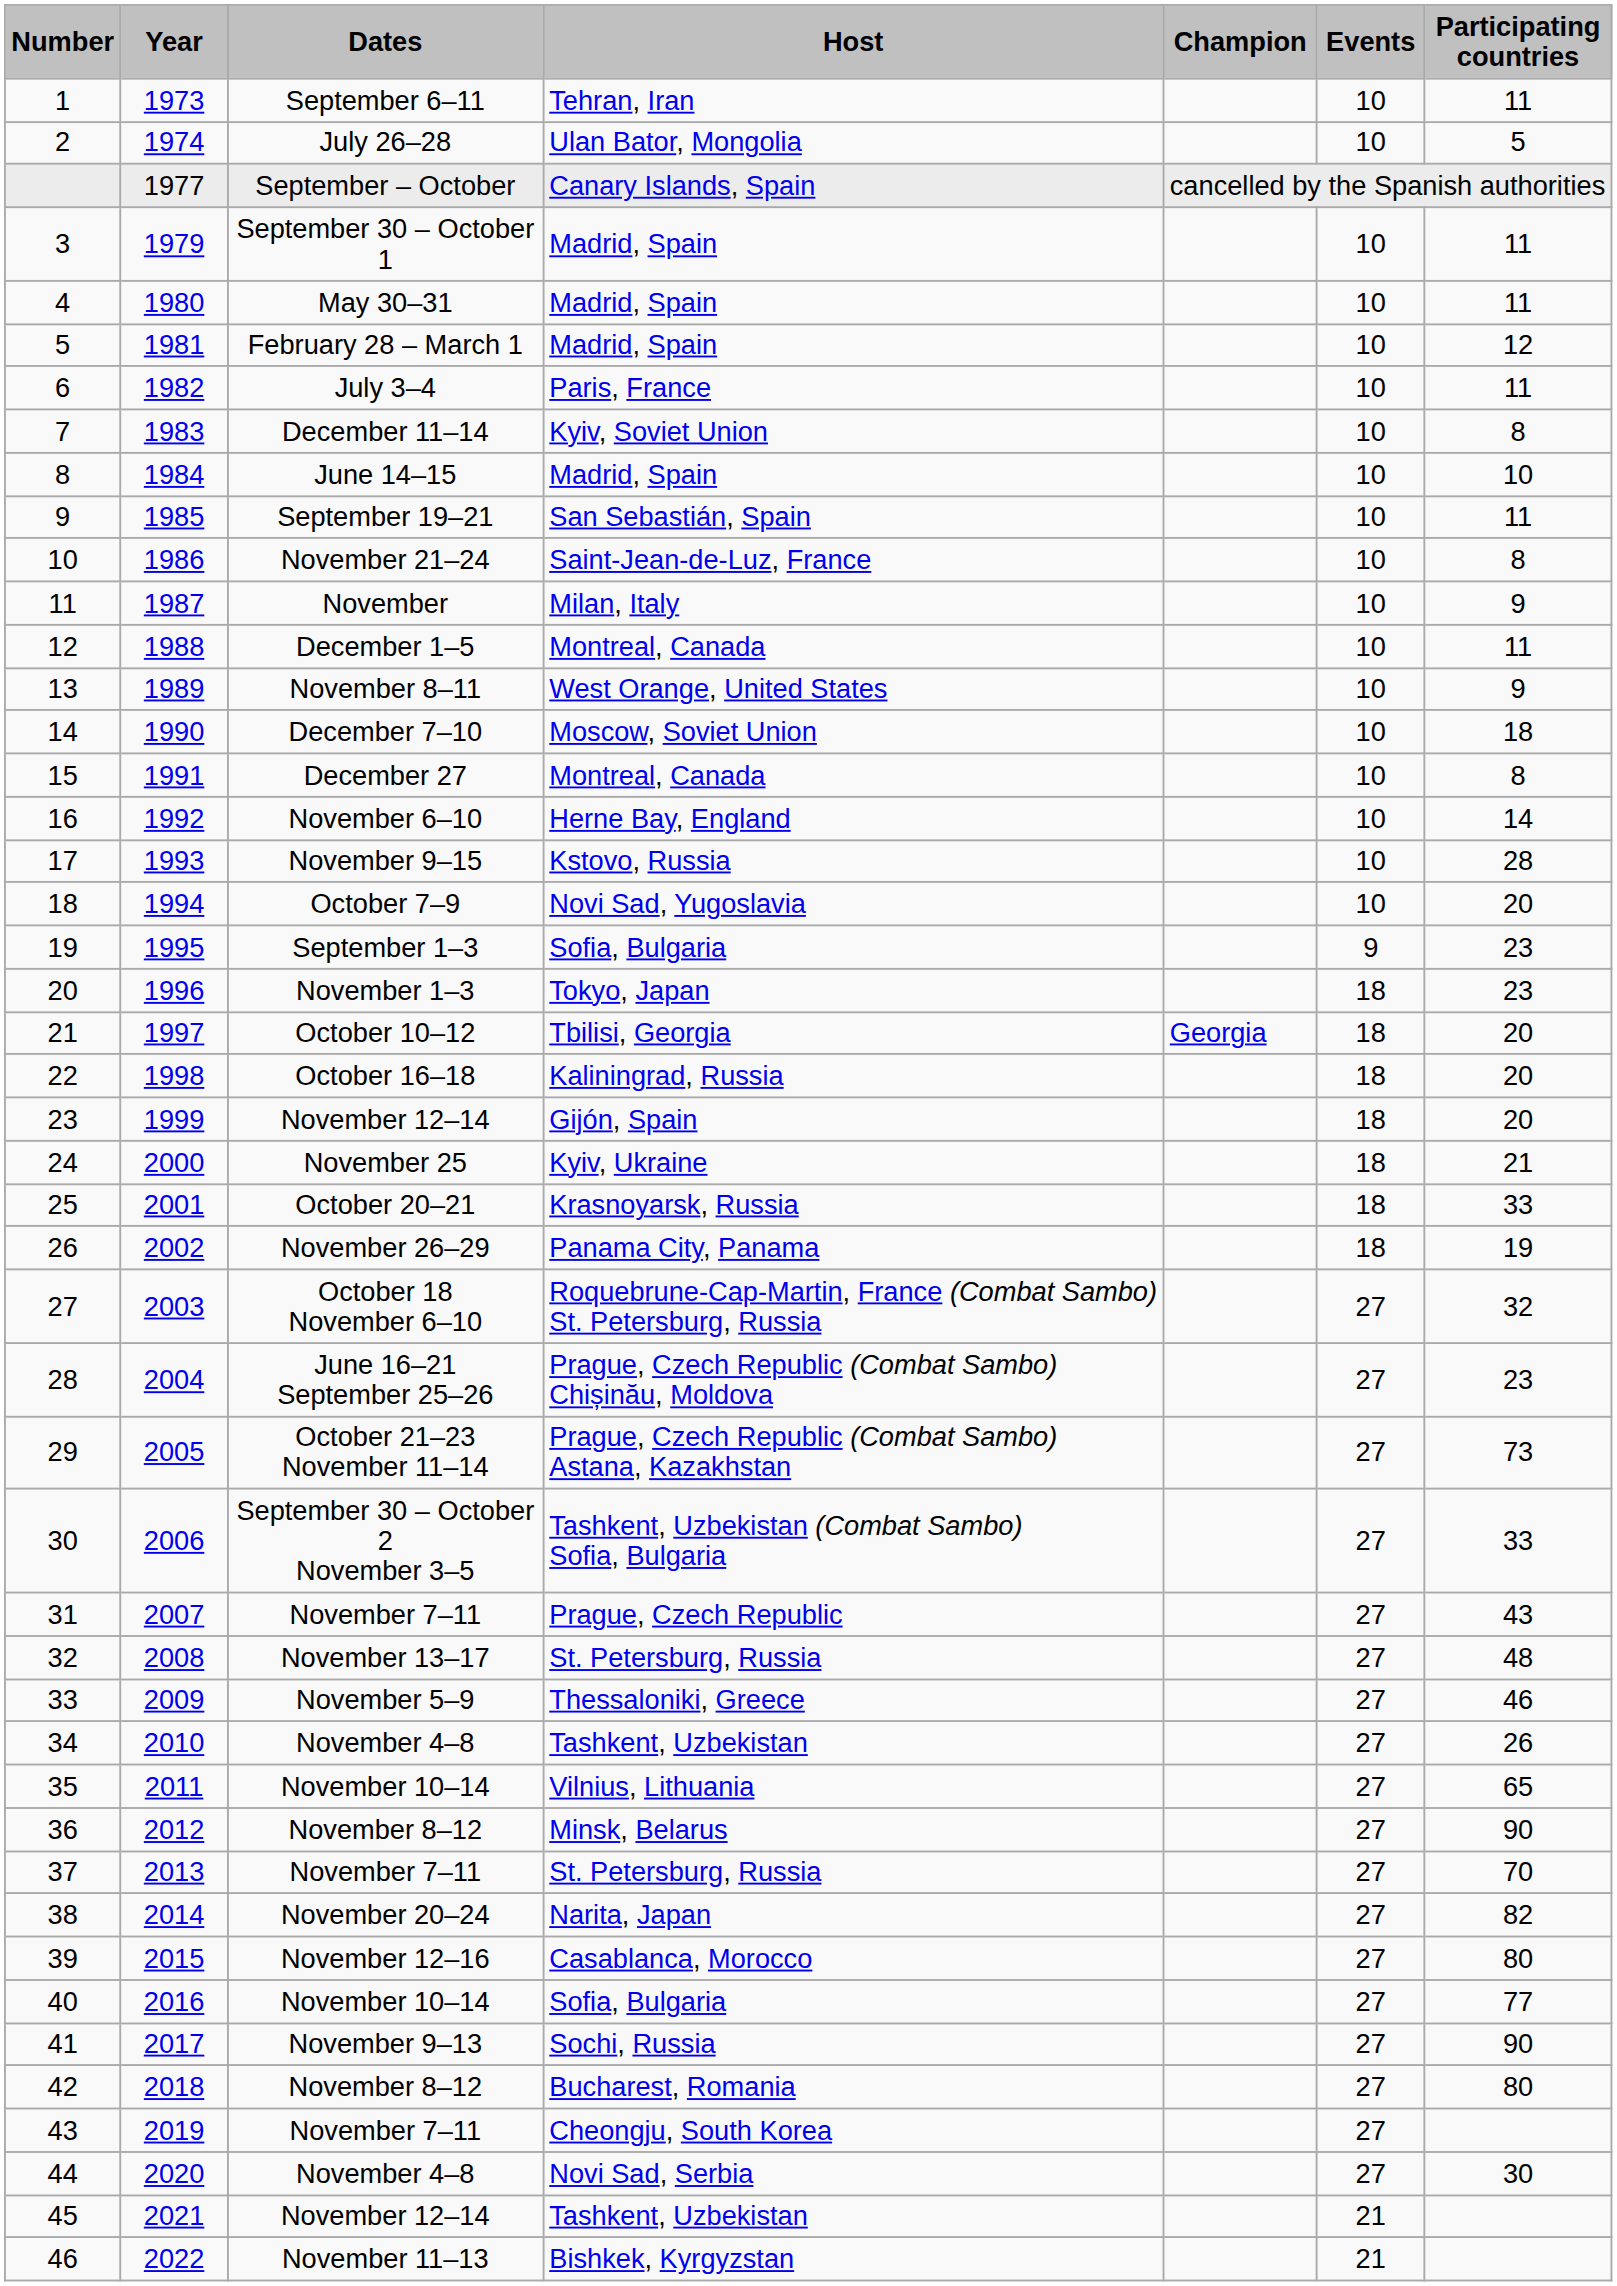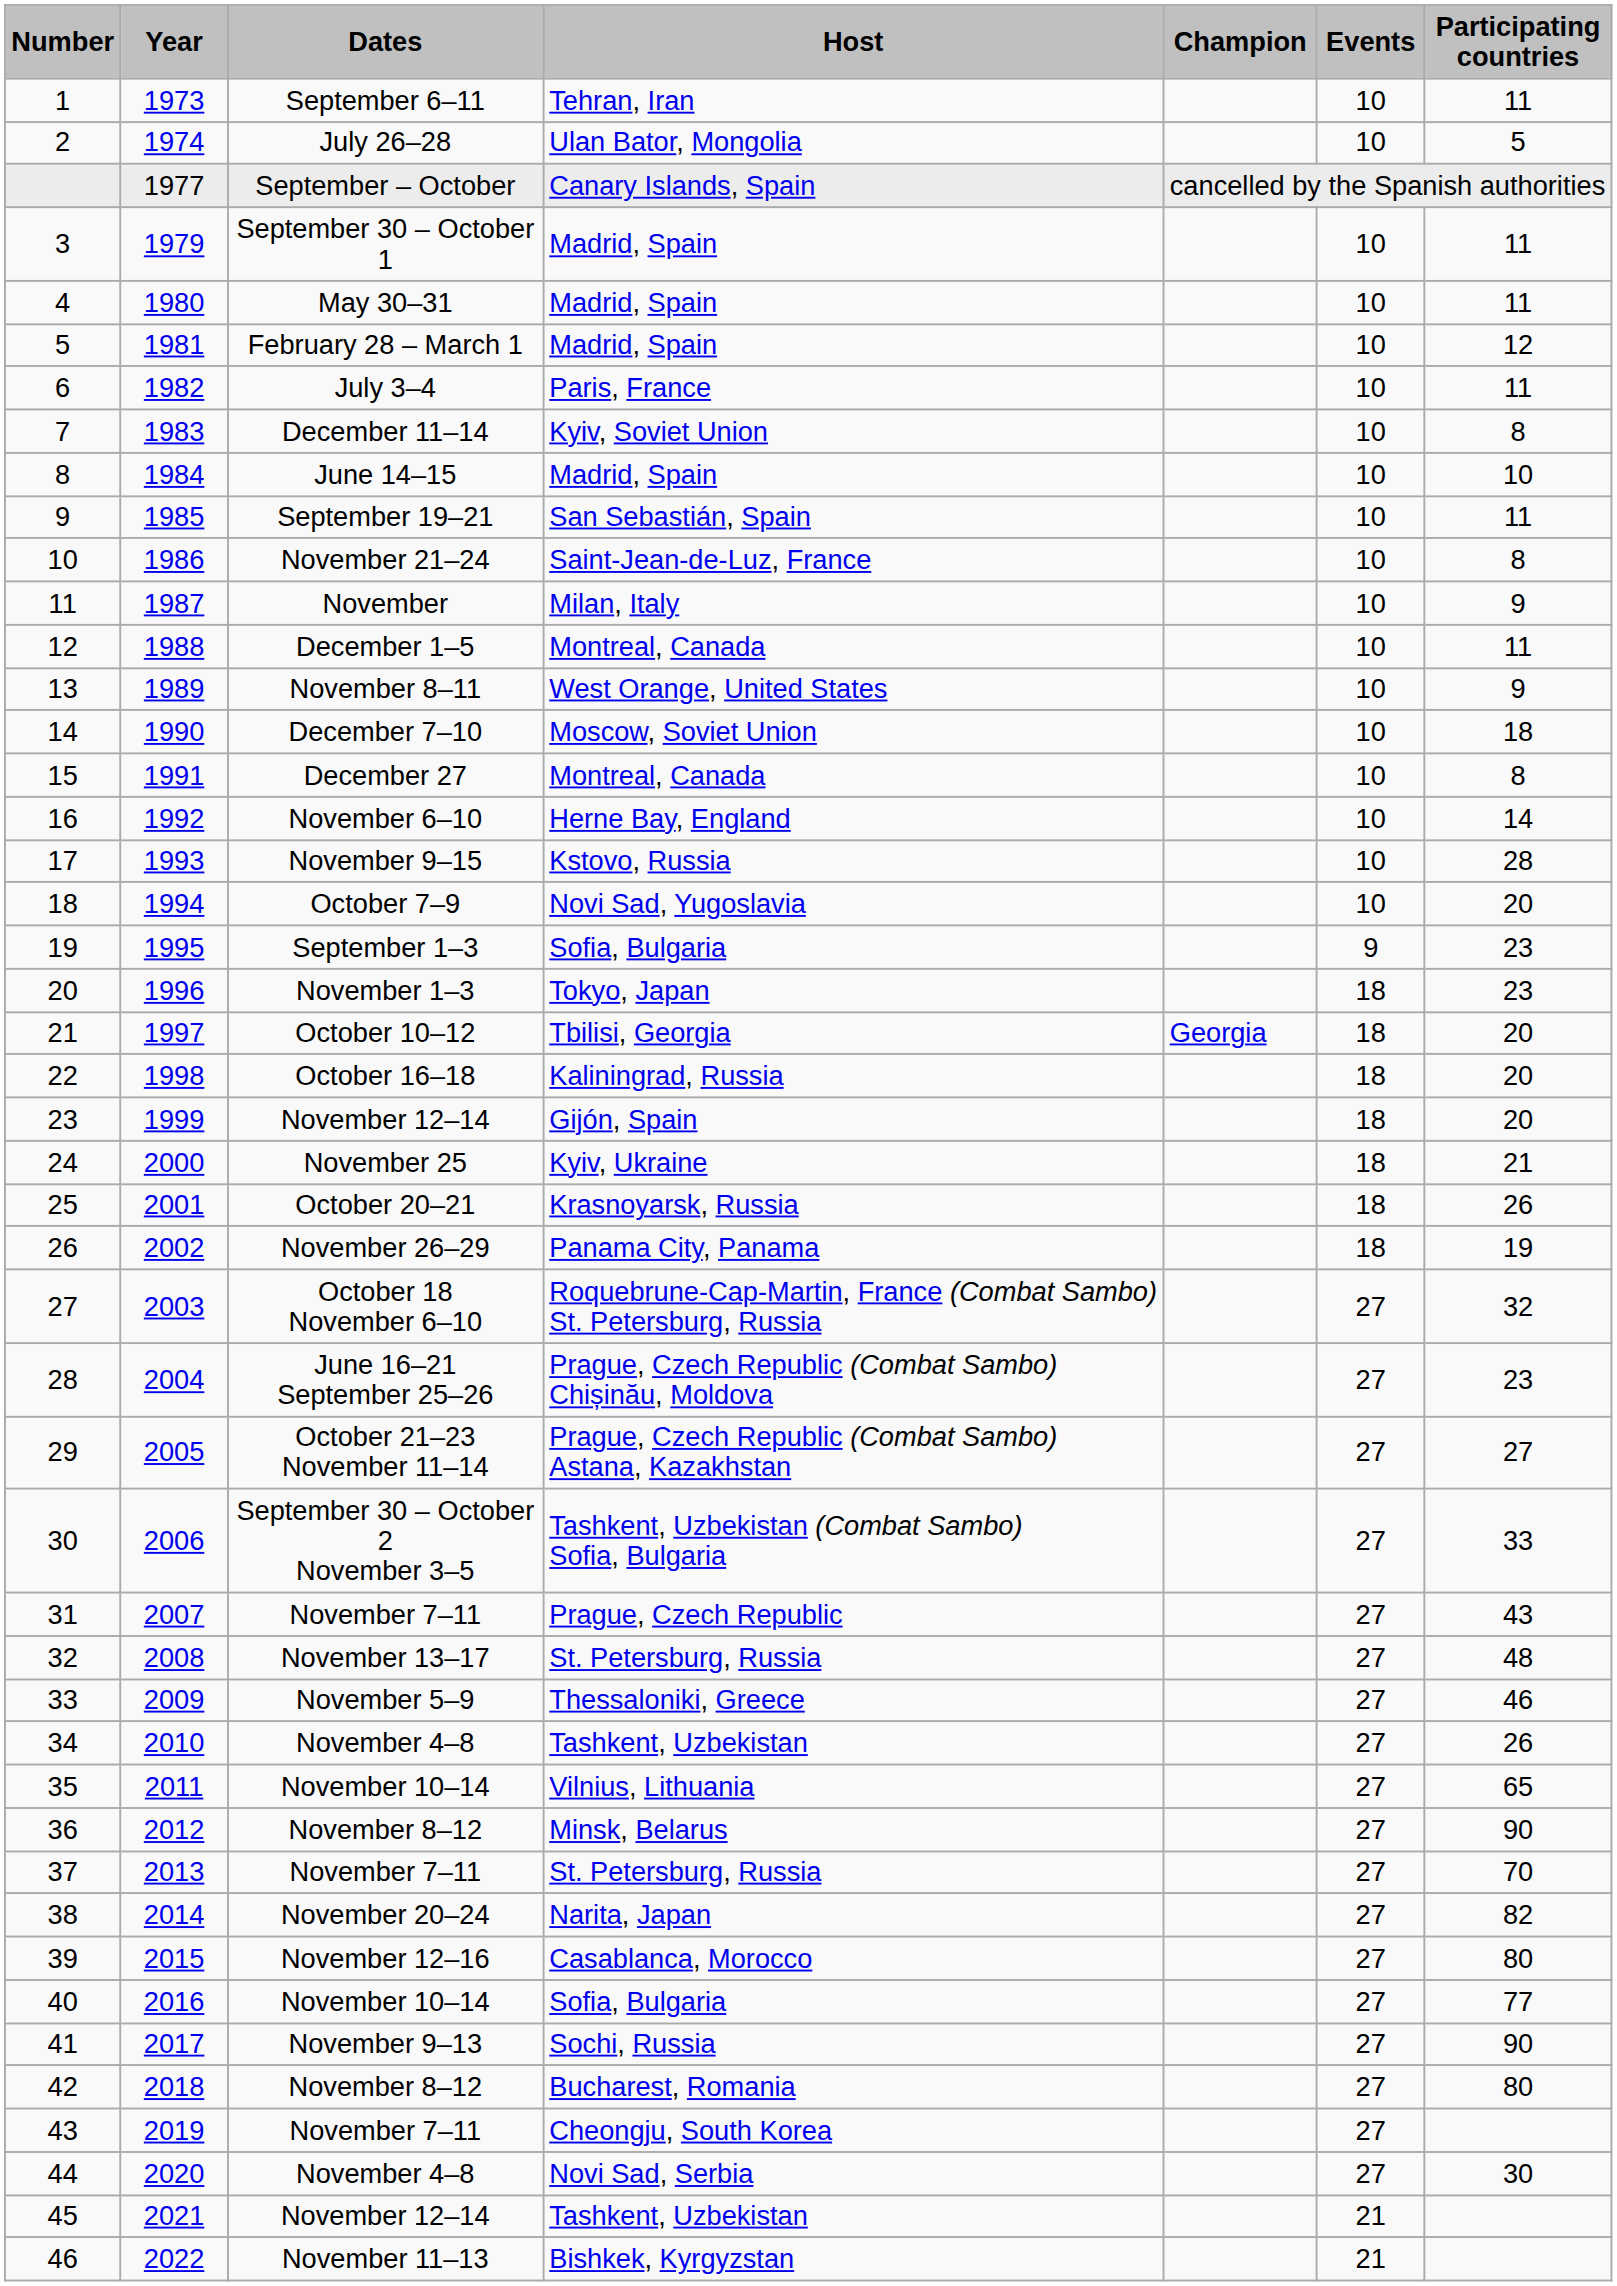(1518, 1205) 33 -> (1518, 1205) 26
(1518, 1453) 73 -> (1518, 1453) 27
